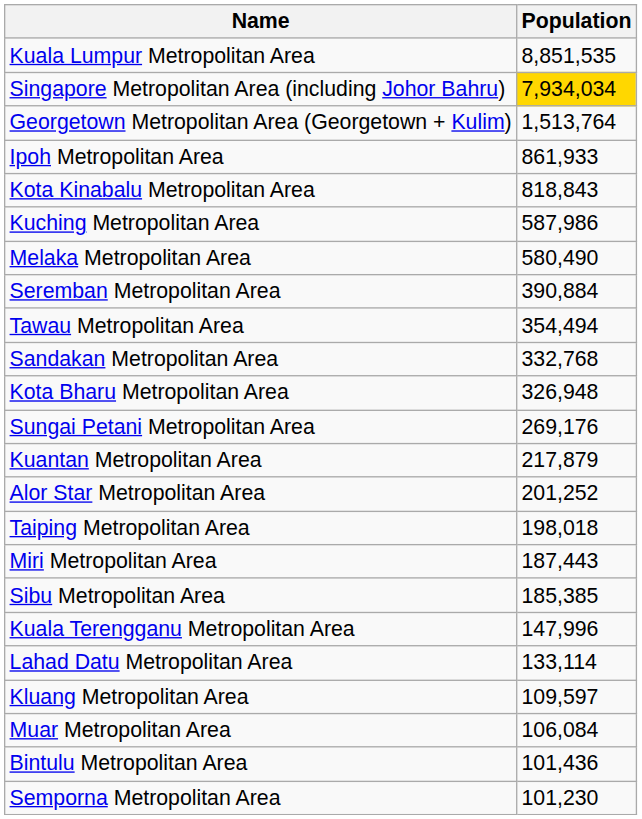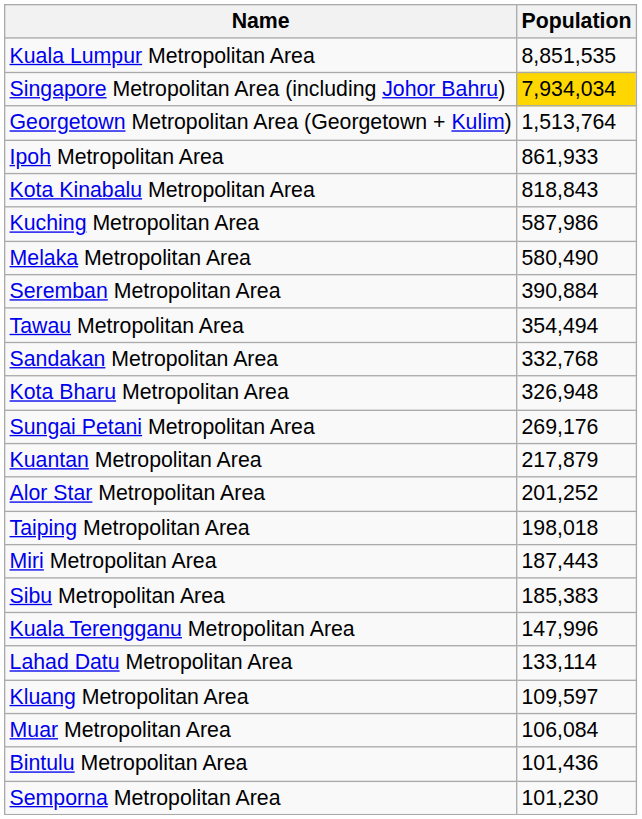(560, 595) 185,385 -> (560, 595) 185,383
